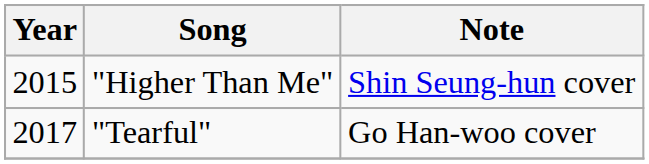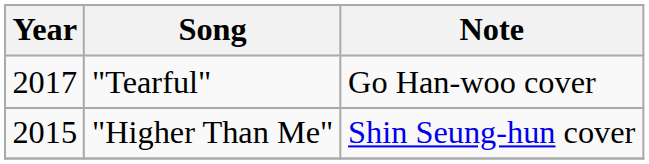rows swapped: (213, 81) <-> (152, 132)
